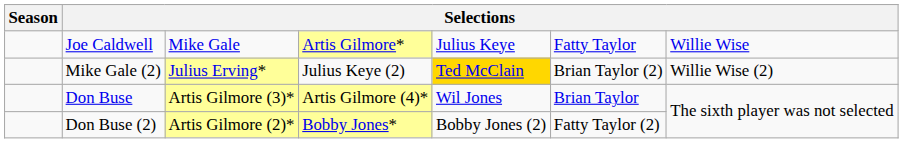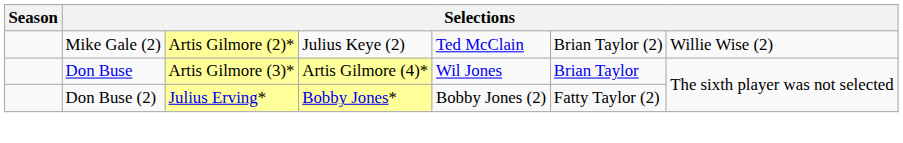- row: (109, 44)
(217, 71) Julius Erving* -> (232, 44) Artis Gilmore (2)*
(480, 71) gold background -> (480, 44) no background
(232, 124) Artis Gilmore (2)* -> (217, 97) Julius Erving*
